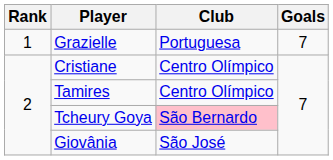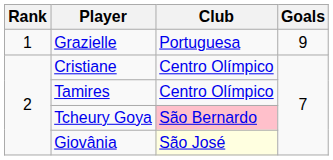(303, 42) 7 -> (303, 42) 9
(192, 142) no background -> (192, 142) lightyellow background
